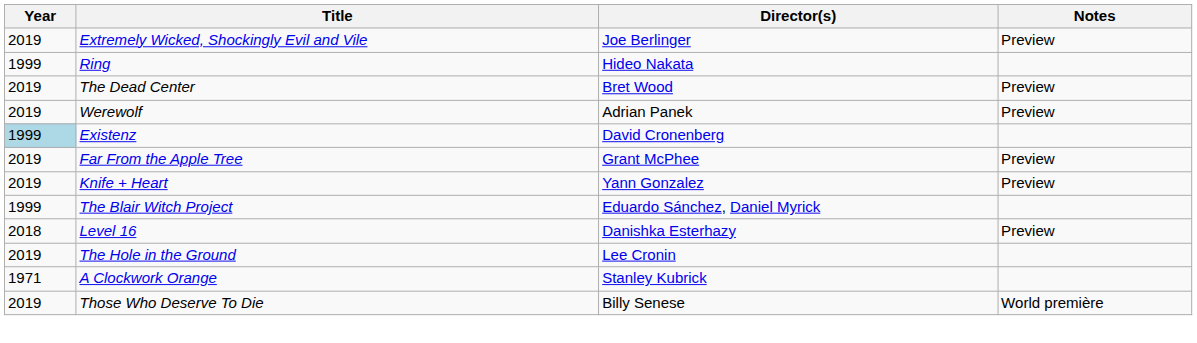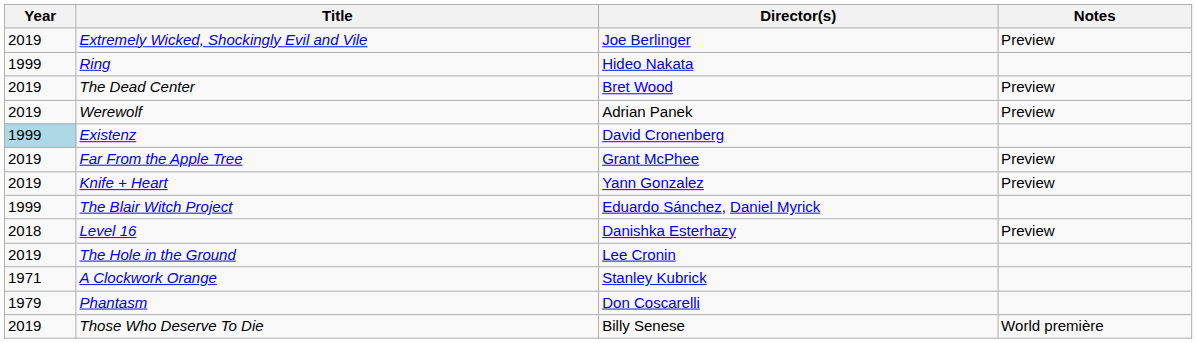+ row: (113, 302)
